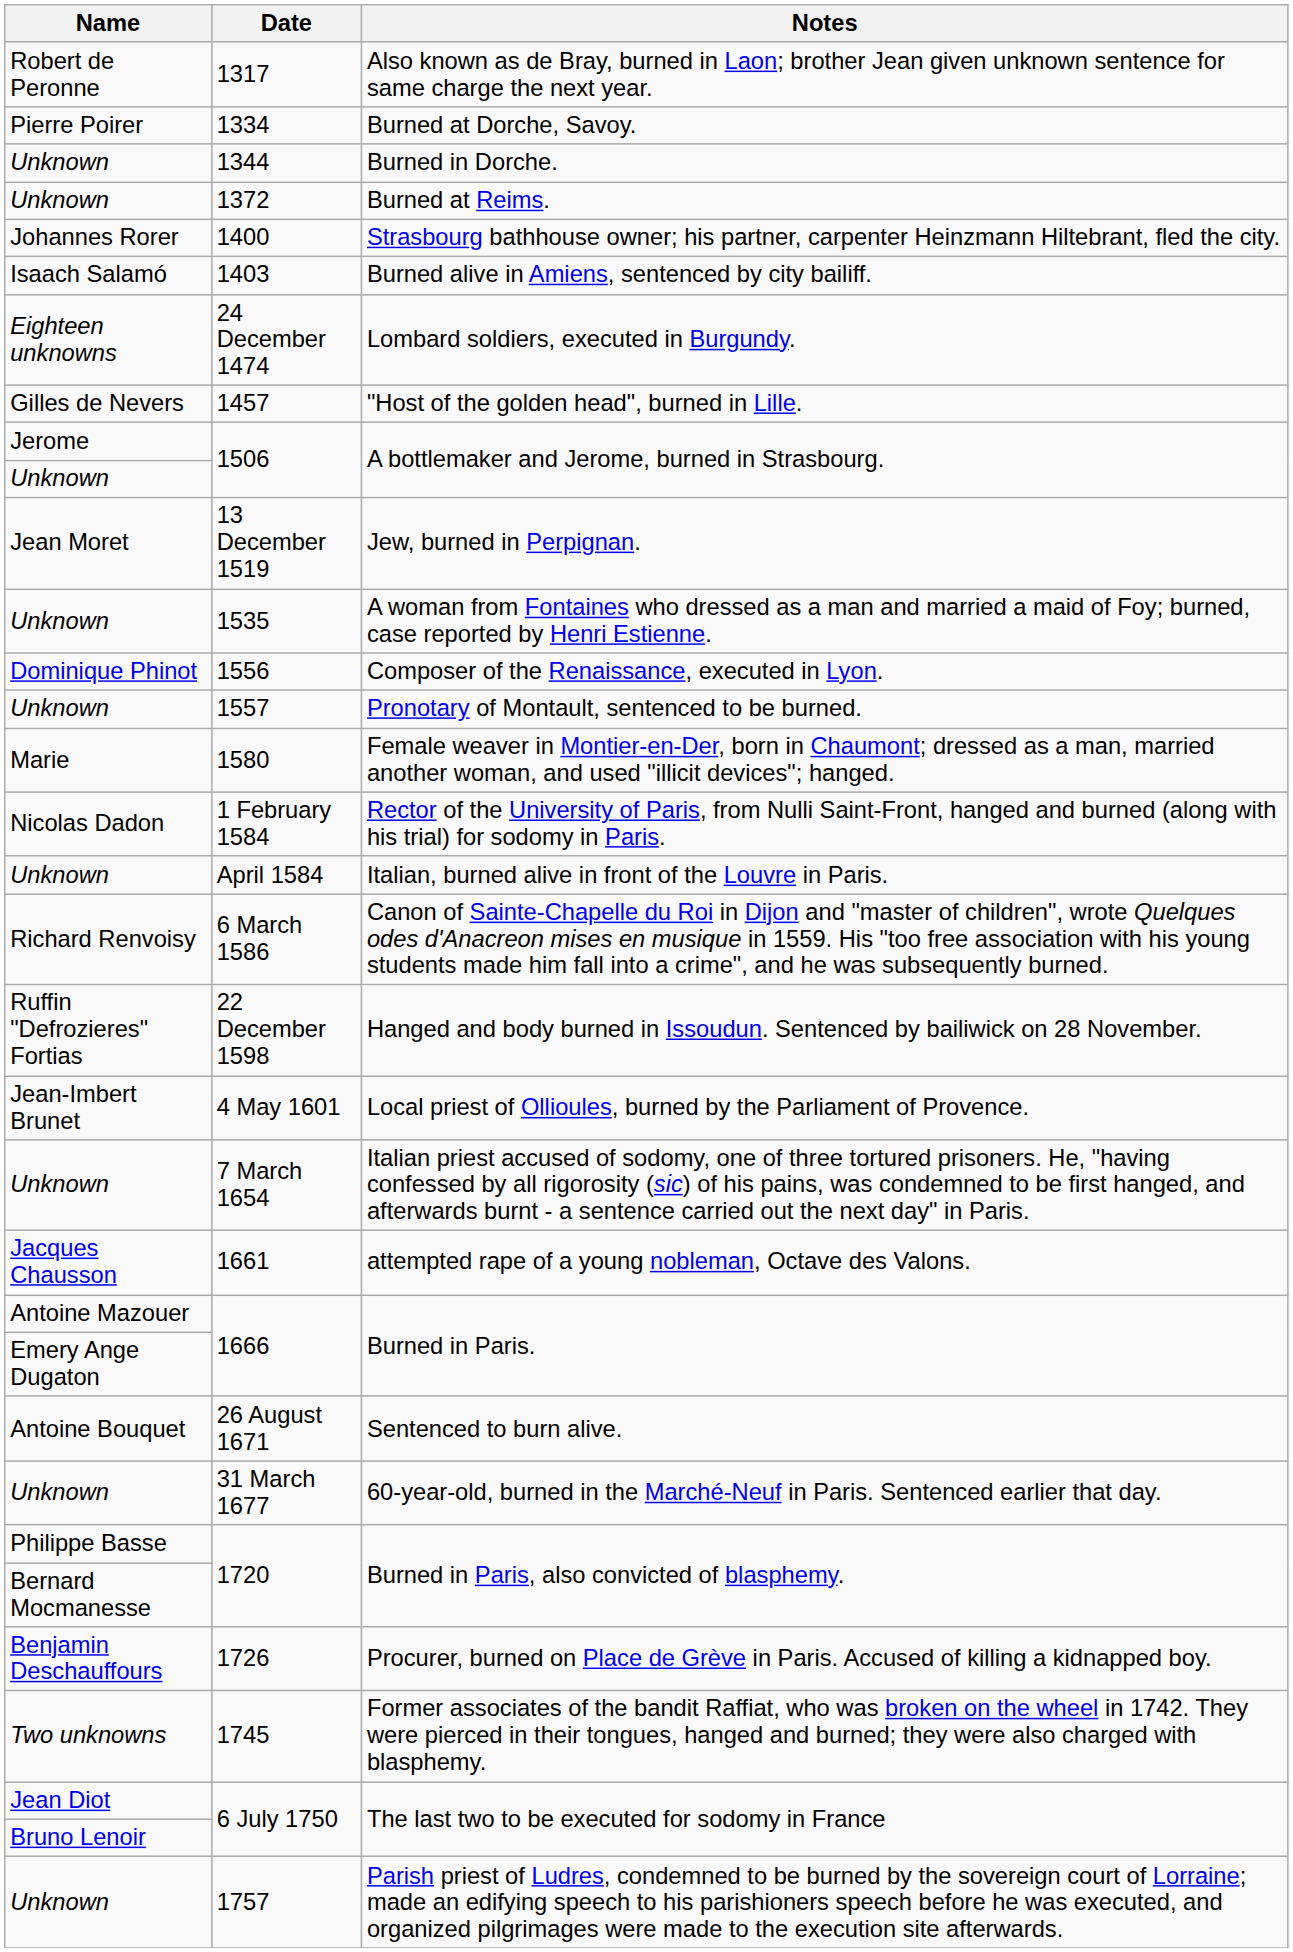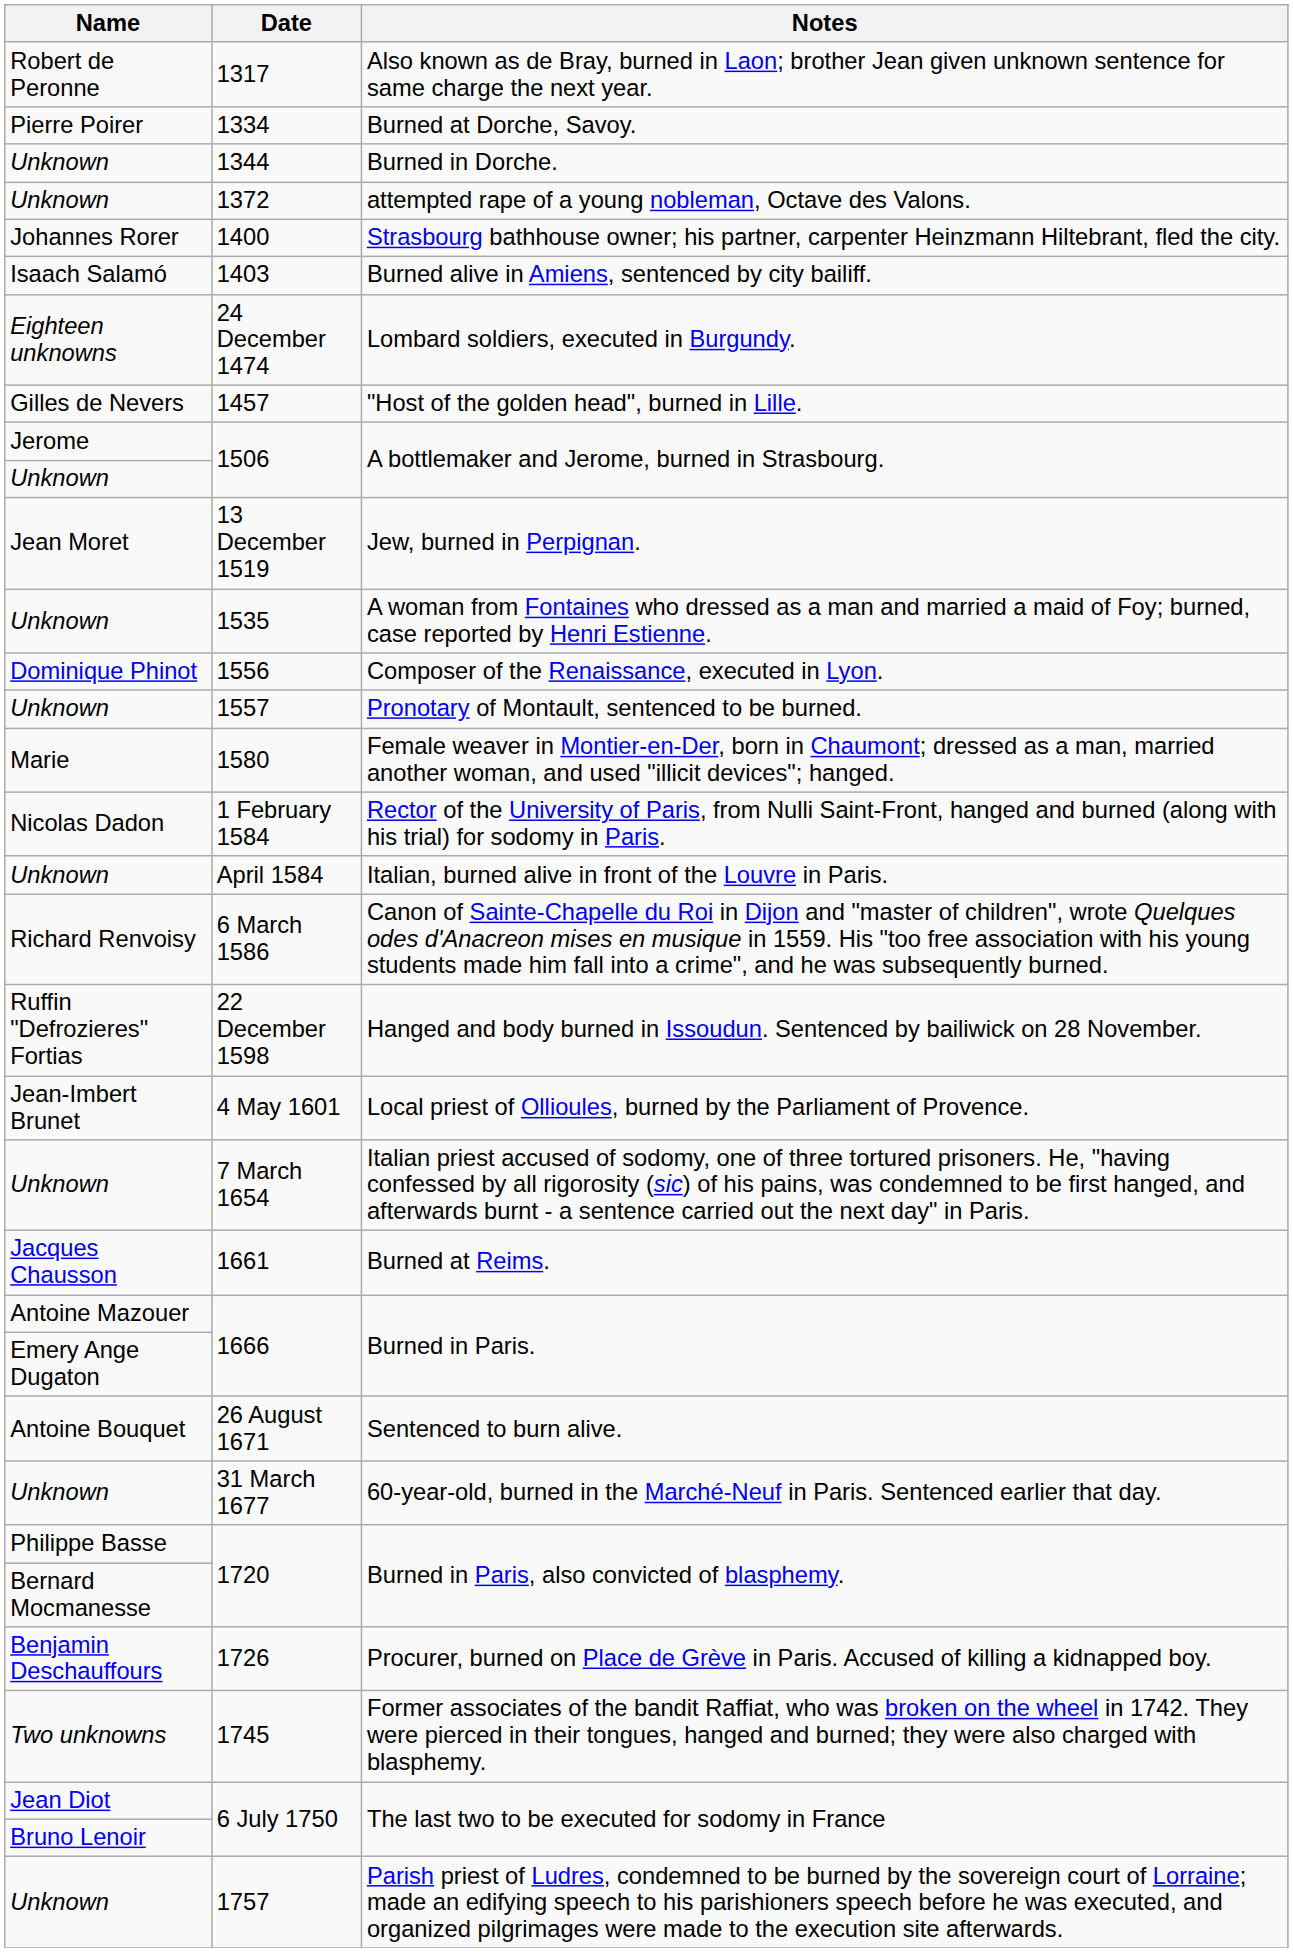(458, 200) Burned at Reims. -> (669, 200) attempted rape of a young nobleman, Octave des Valons.
(669, 1262) attempted rape of a young nobleman, Octave des Valons. -> (458, 1262) Burned at Reims.
